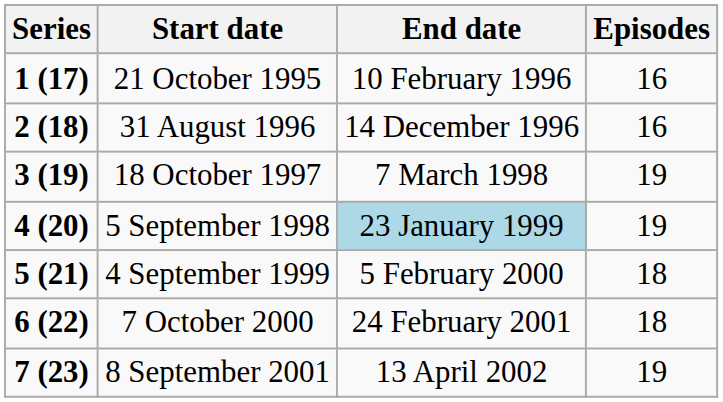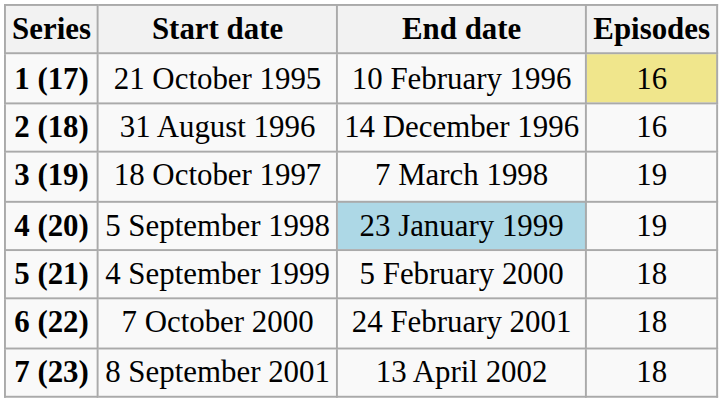(652, 77) no background -> (652, 77) khaki background
(652, 371) 19 -> (652, 371) 18
